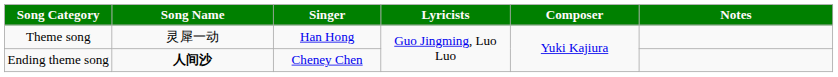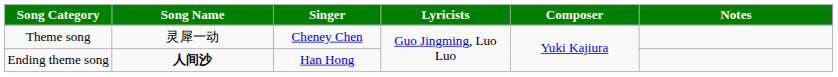(327, 36) Han Hong -> (327, 36) Cheney Chen
(327, 60) Cheney Chen -> (327, 60) Han Hong
